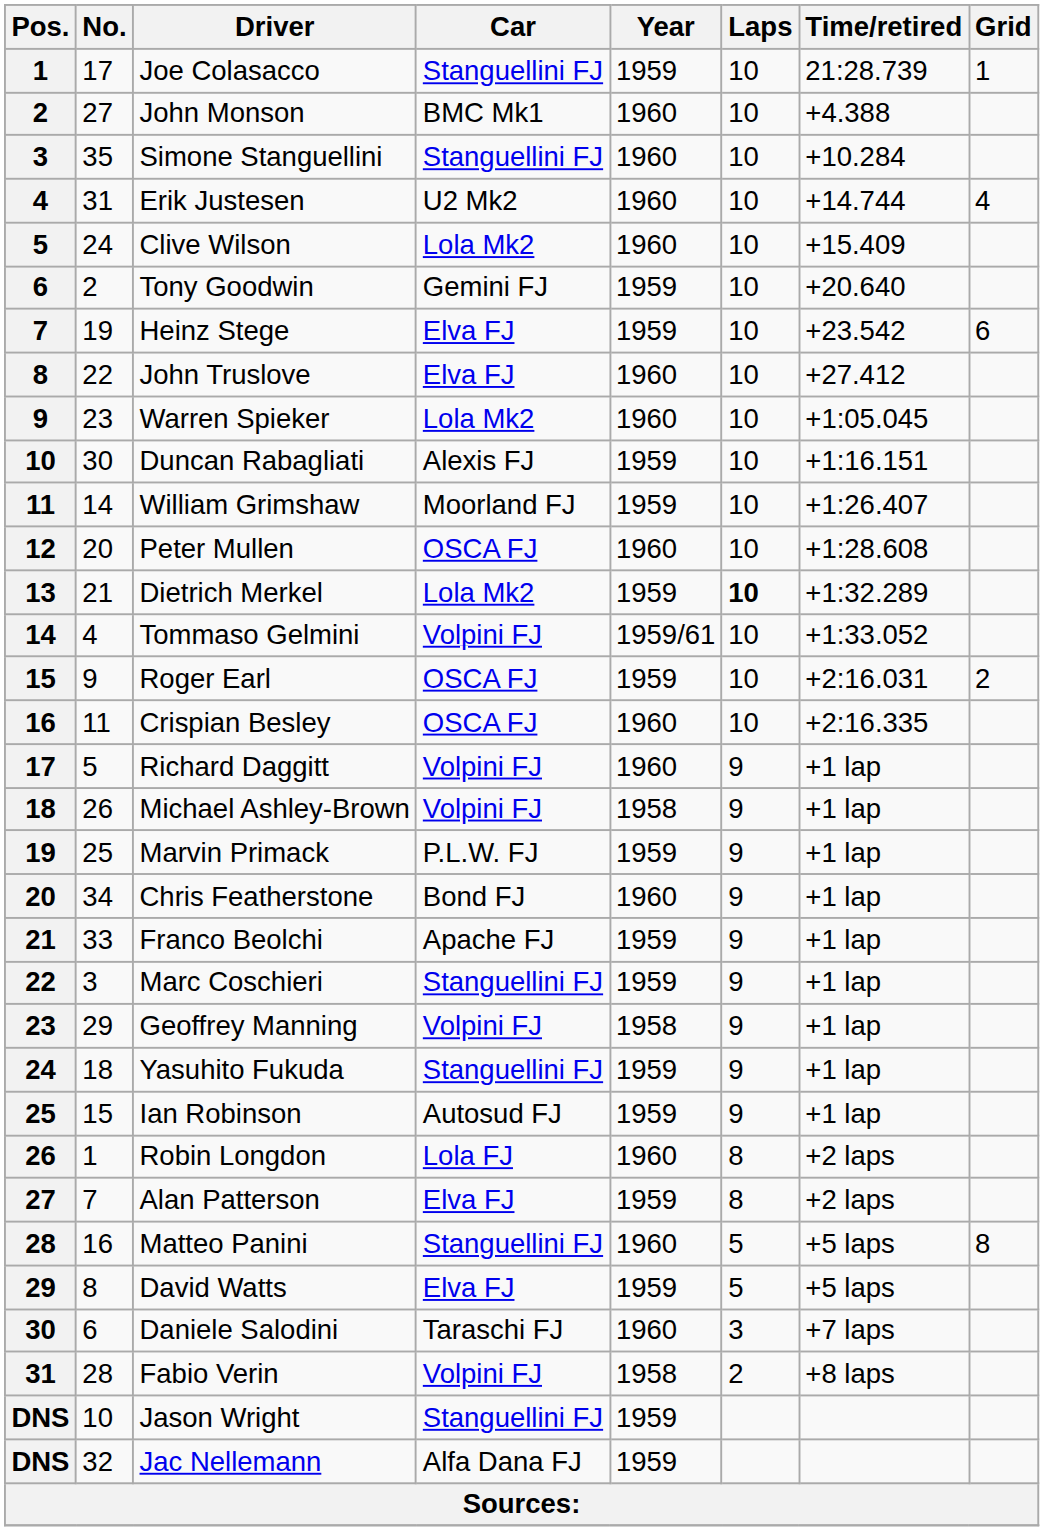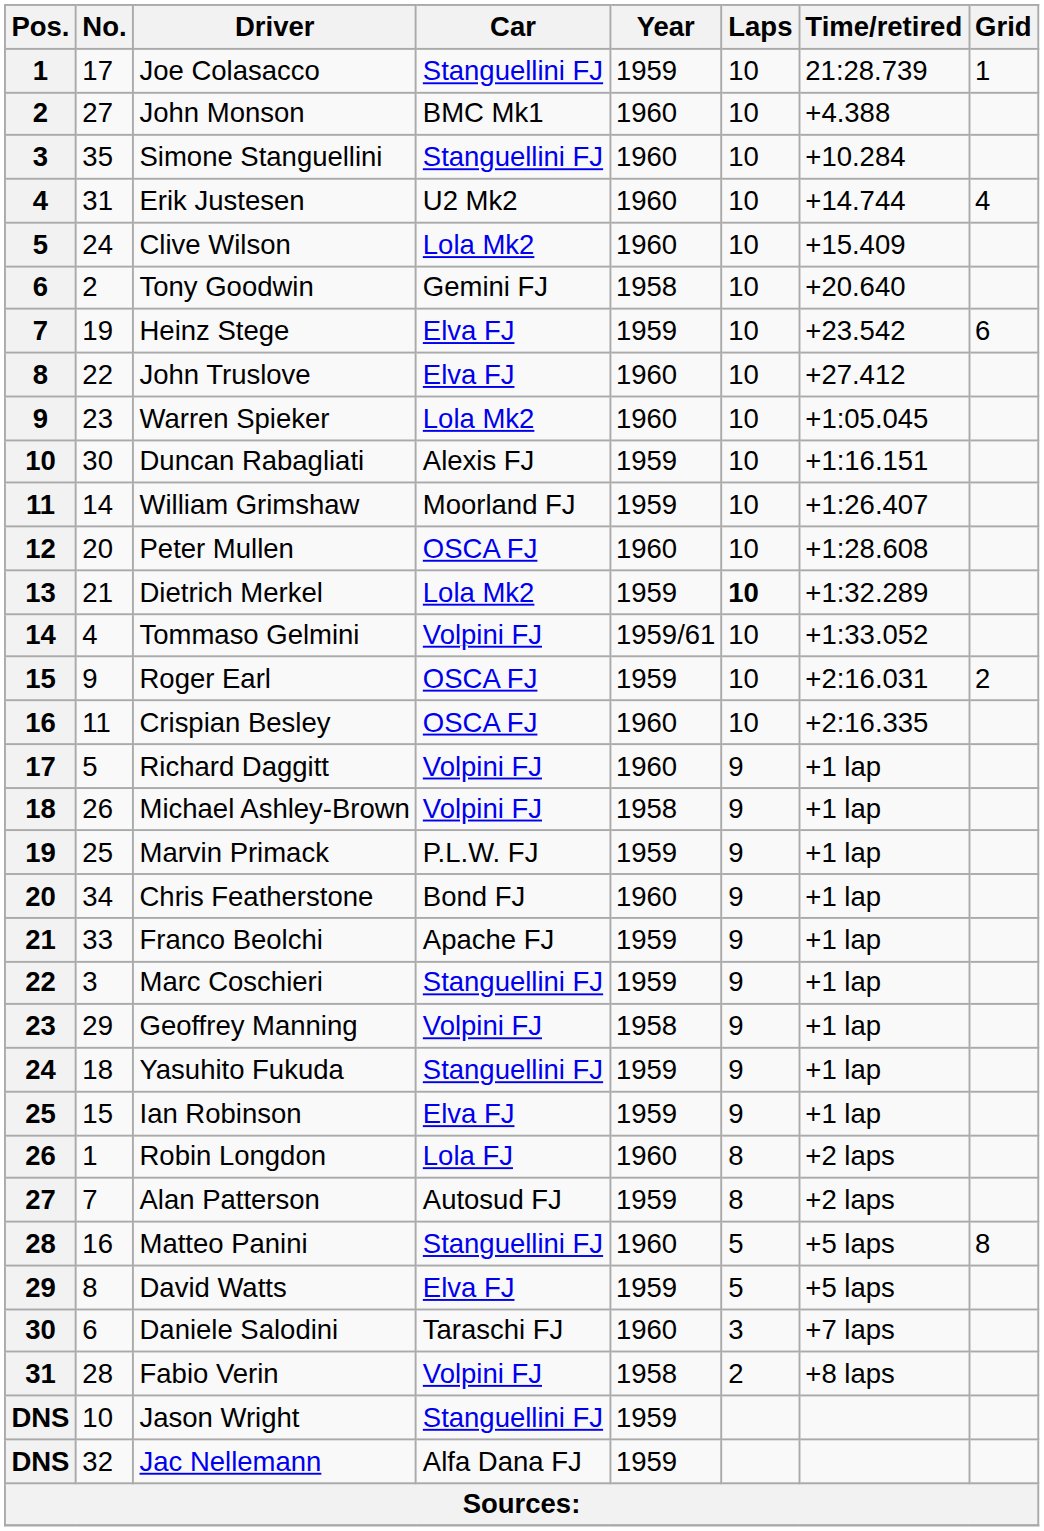(647, 288) 1959 -> (647, 288) 1958
(492, 1113) Autosud FJ -> (469, 1113) Elva FJ
(469, 1200) Elva FJ -> (492, 1200) Autosud FJ
